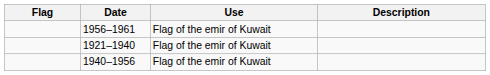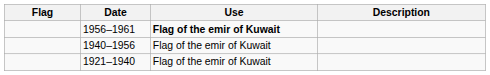(212, 29) normal -> (216, 29) bold
rows swapped: (109, 62) <-> (109, 45)
